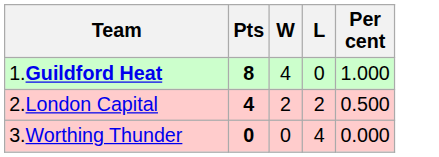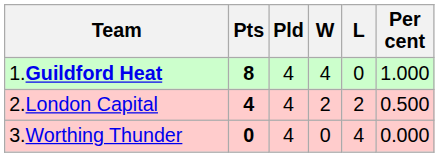+ column: (288, 31)
